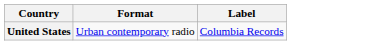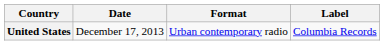+ column: (120, 13)
